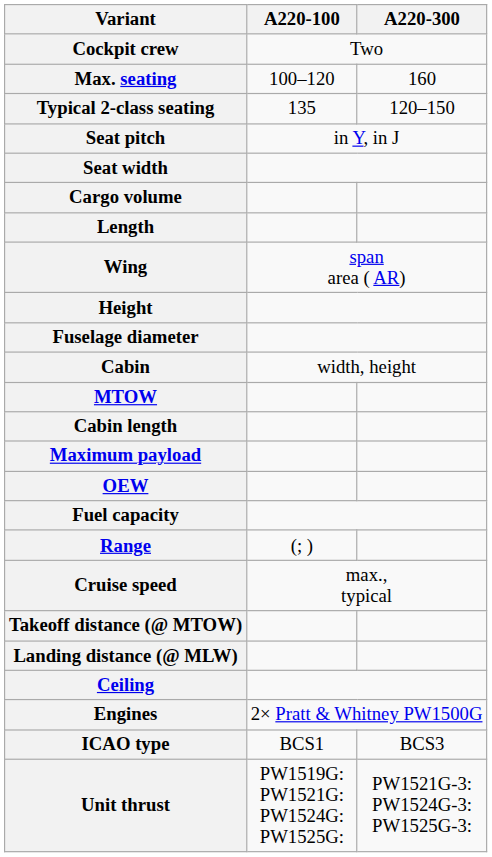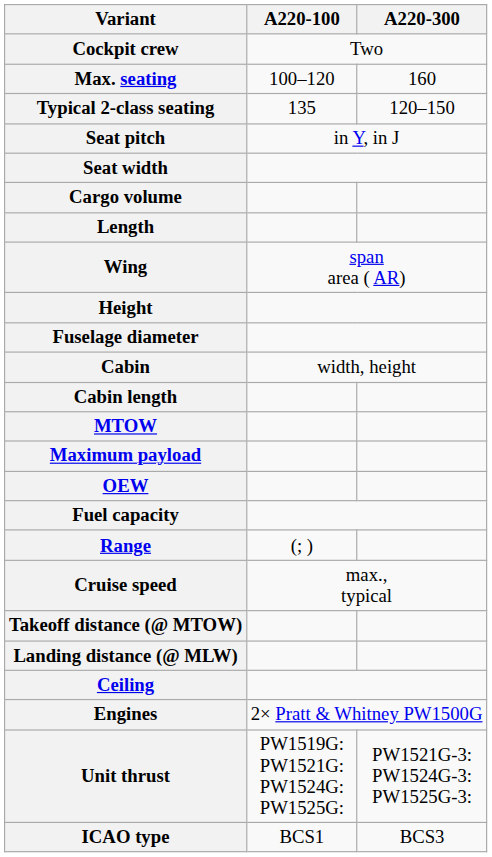rows swapped: (125, 426) <-> (125, 396)
rows swapped: (126, 805) <-> (126, 744)
